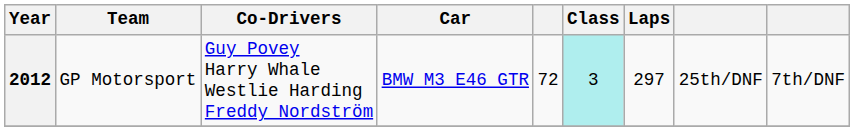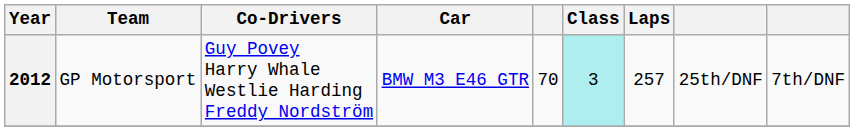(548, 80) 72 -> (548, 80) 70
(649, 80) 297 -> (649, 80) 257
